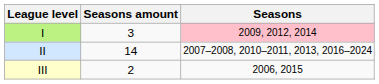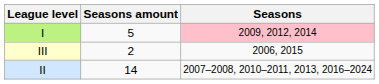(131, 33) 3 -> (131, 33) 5
rows swapped: (43, 51) <-> (43, 70)
